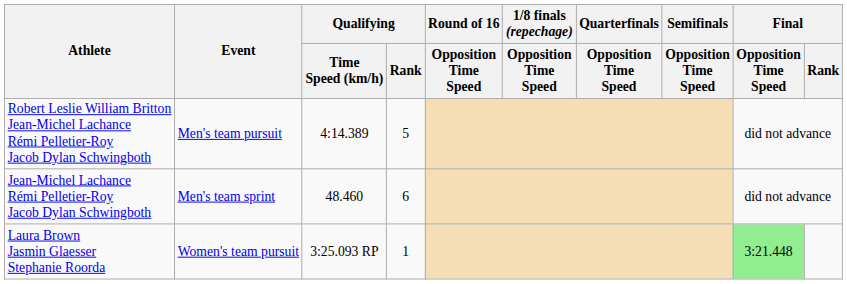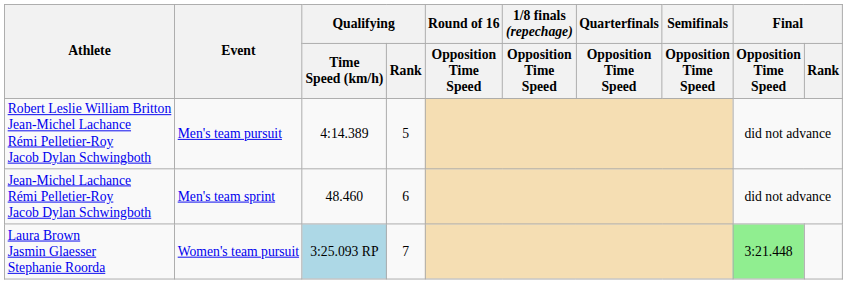(344, 251) no background -> (344, 251) lightblue background
(406, 251) 1 -> (406, 251) 7
